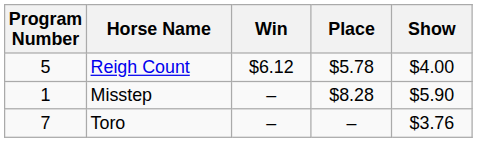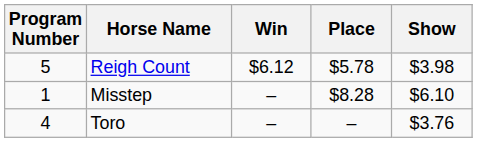(432, 67) $4.00 -> (432, 67) $3.98
(432, 95) $5.90 -> (432, 95) $6.10
(45, 124) 7 -> (45, 124) 4
